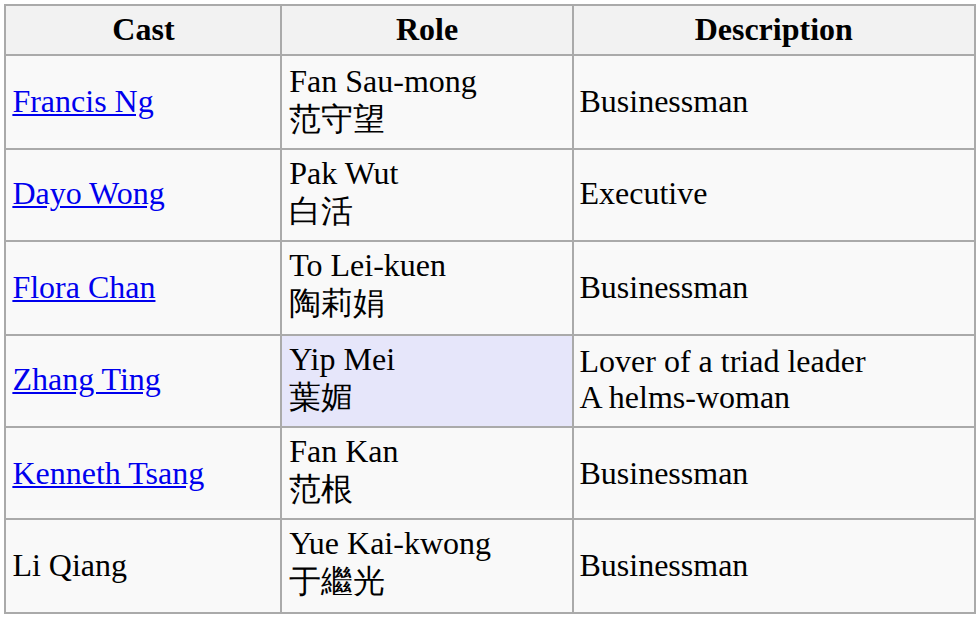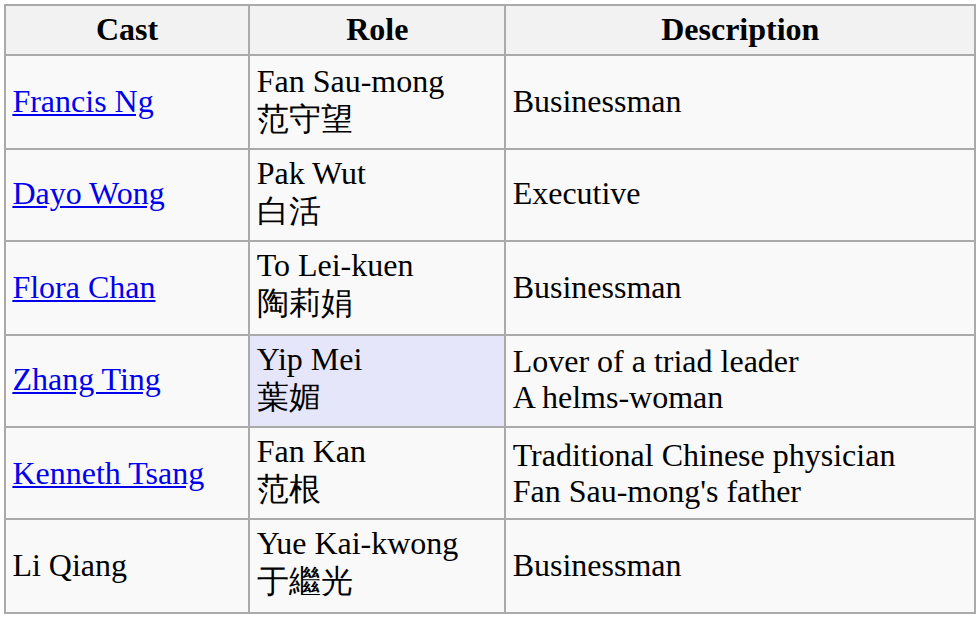(664, 472) Businessman -> (704, 472) Traditional Chinese physician Fan Sau-mong's father
